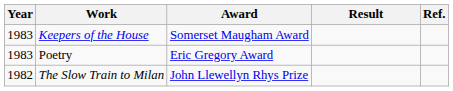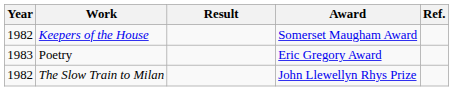columns swapped: (239, 14) <-> (366, 14)
(20, 34) 1983 -> (20, 34) 1982
